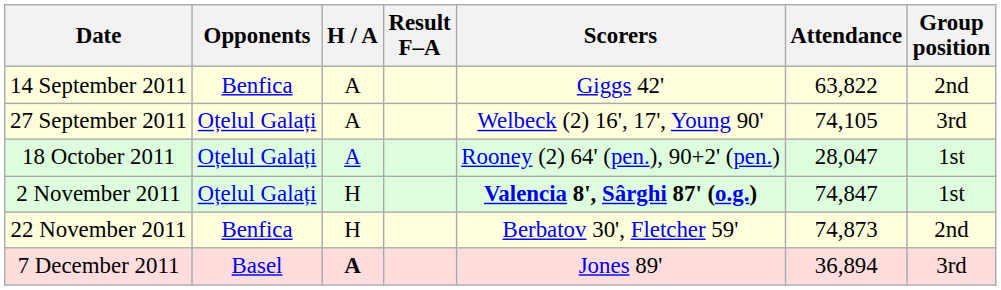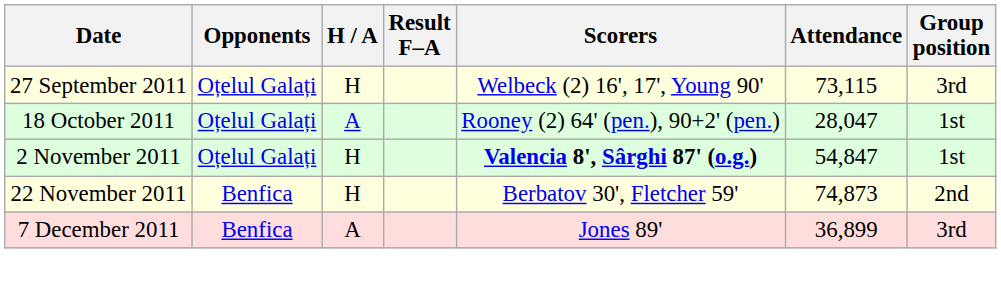- row: (99, 84)
(352, 120) A -> (352, 84) H
(846, 120) 74,105 -> (846, 84) 73,115
(846, 193) 74,847 -> (846, 157) 54,847
(257, 266) Basel -> (257, 229) Benfica
(352, 266) bold -> (352, 229) normal
(846, 266) 36,894 -> (846, 229) 36,899
